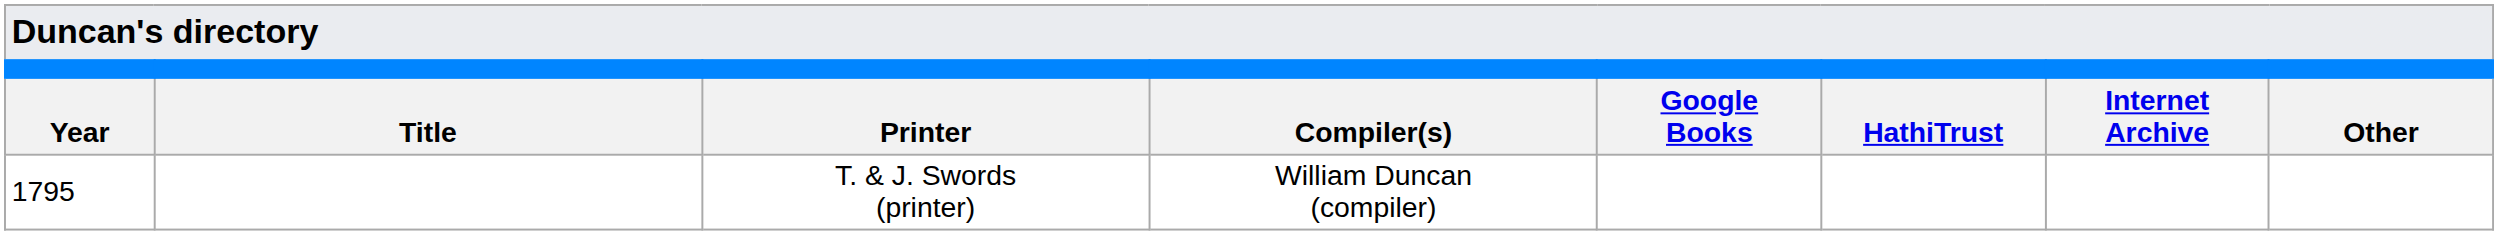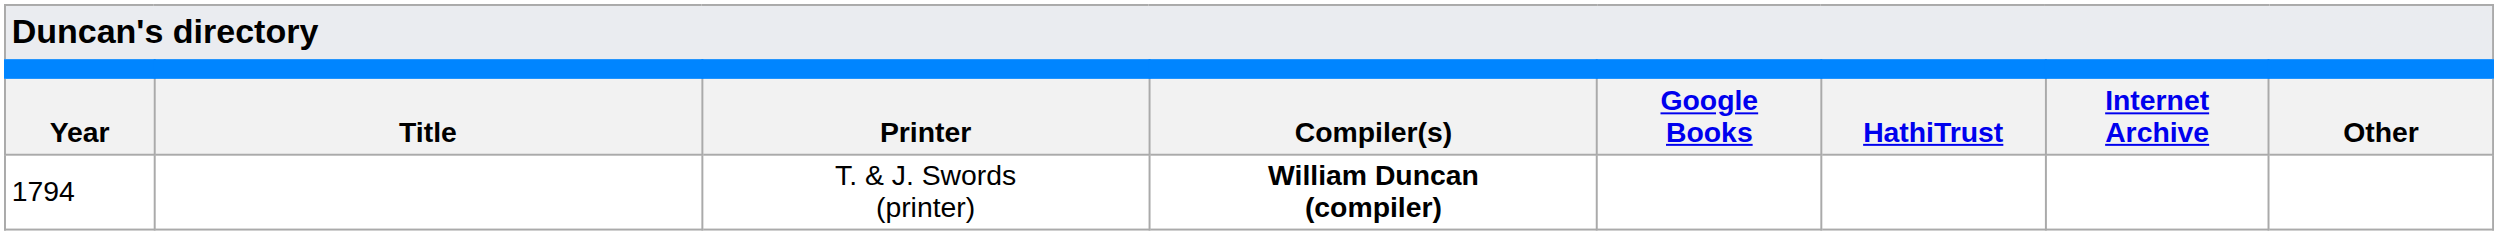(43, 192) 1795 -> (43, 192) 1794
(1373, 192) normal -> (1373, 192) bold
